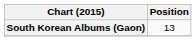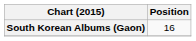(169, 28) 13 -> (169, 28) 16
